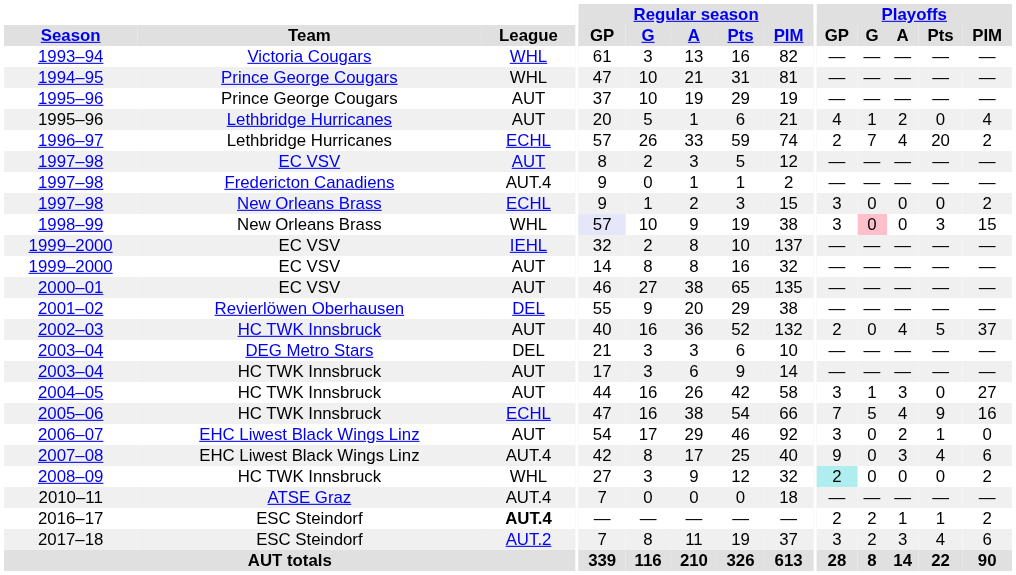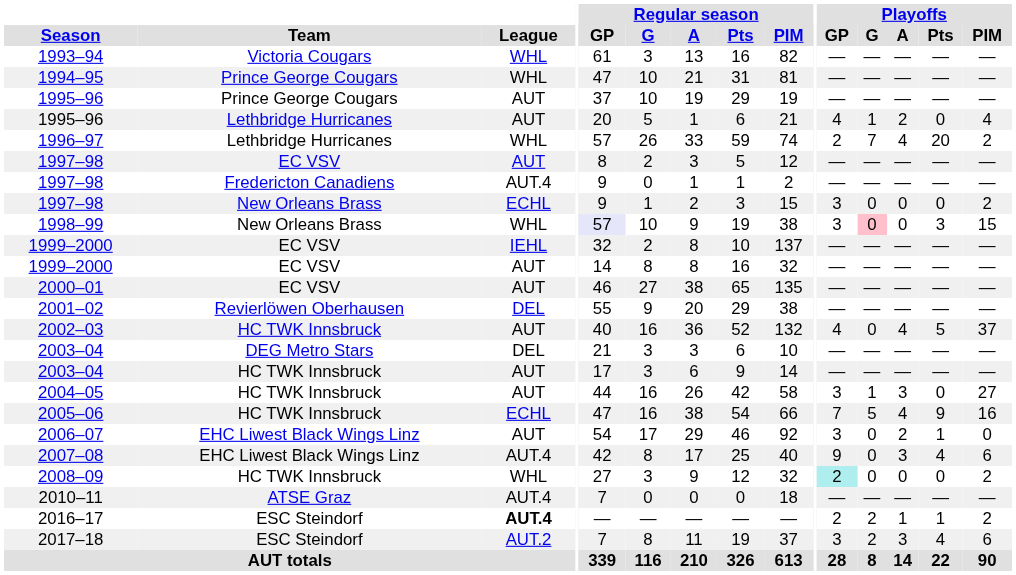(529, 140) ECHL -> (529, 140) WHL
(837, 329) 2 -> (837, 329) 4
